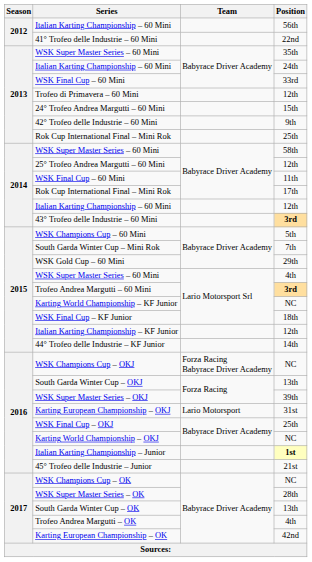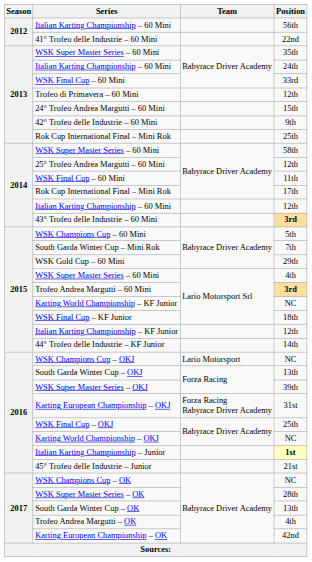(227, 363) Forza Racing Babyrace Driver Academy -> (211, 358) Lario Motorsport
(211, 410) Lario Motorsport -> (227, 405) Forza Racing Babyrace Driver Academy
